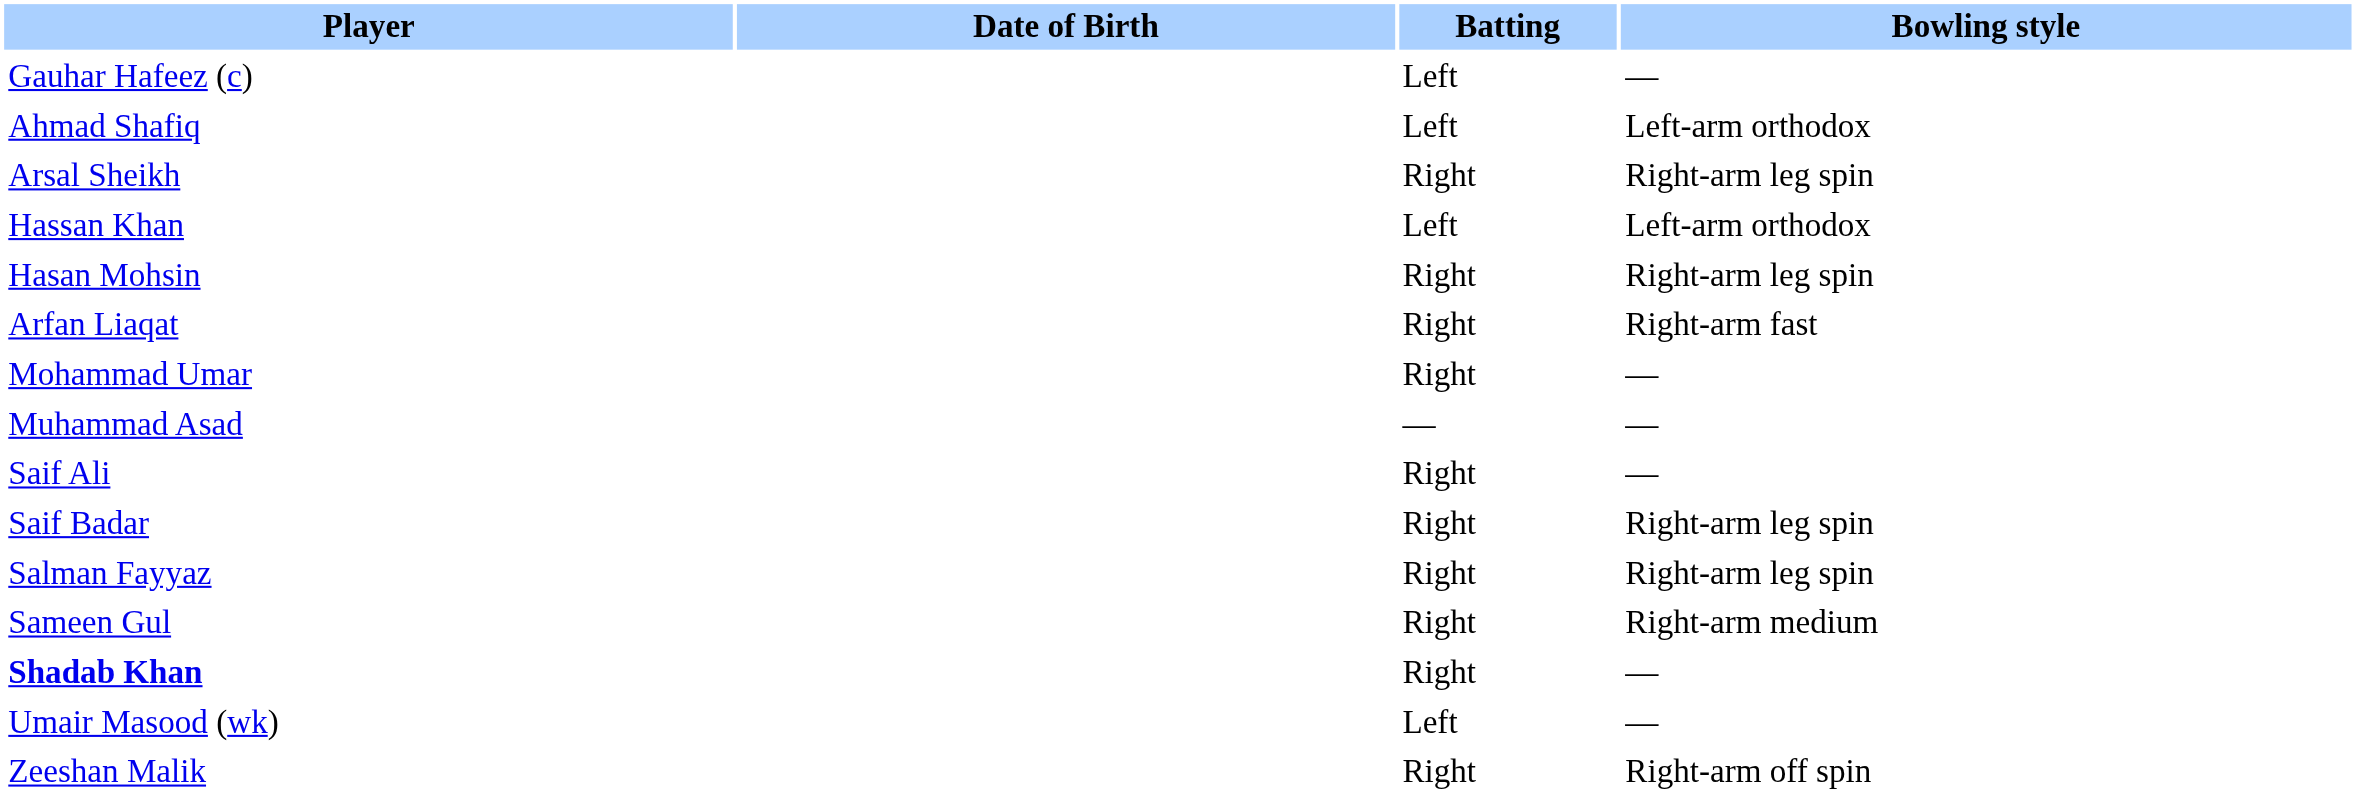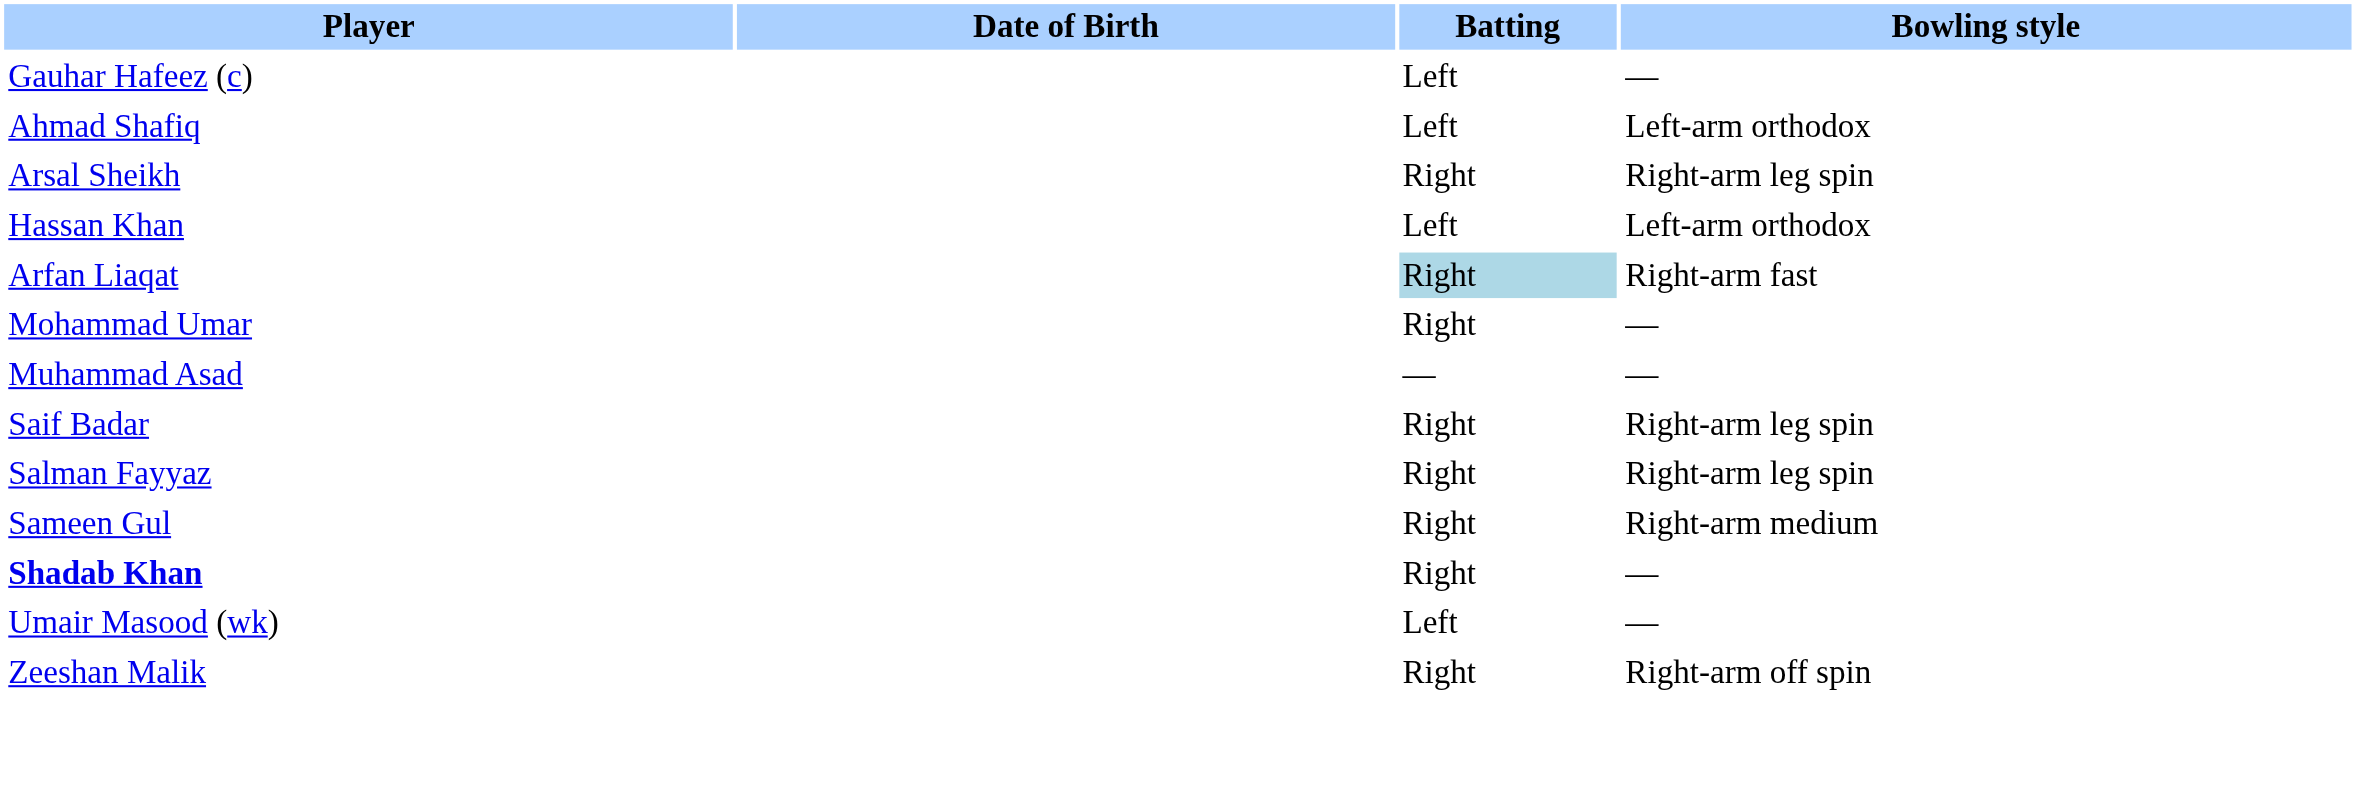- row: (104, 274)
(1439, 324) no background -> (1439, 274) lightblue background
- row: (59, 473)
